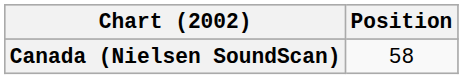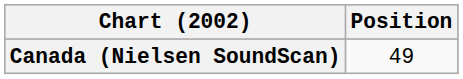(401, 57) 58 -> (401, 57) 49
